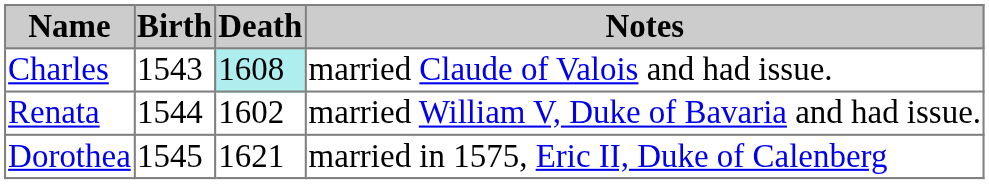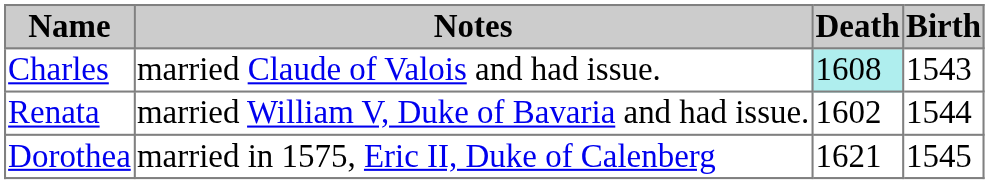columns swapped: (174, 26) <-> (645, 26)
